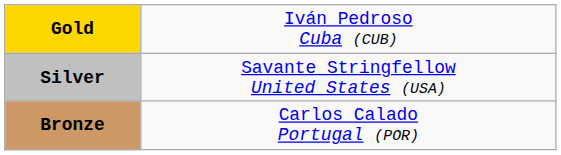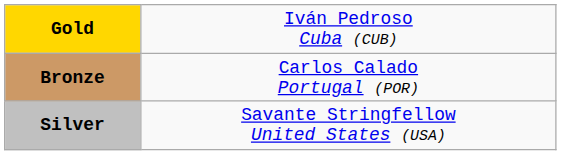rows swapped: (73, 78) <-> (73, 126)
